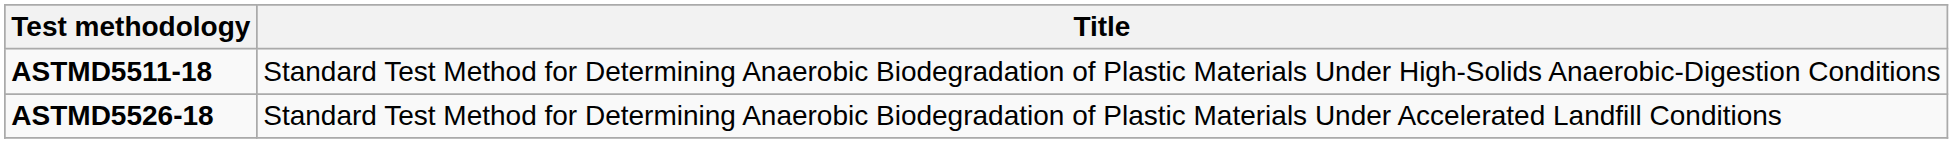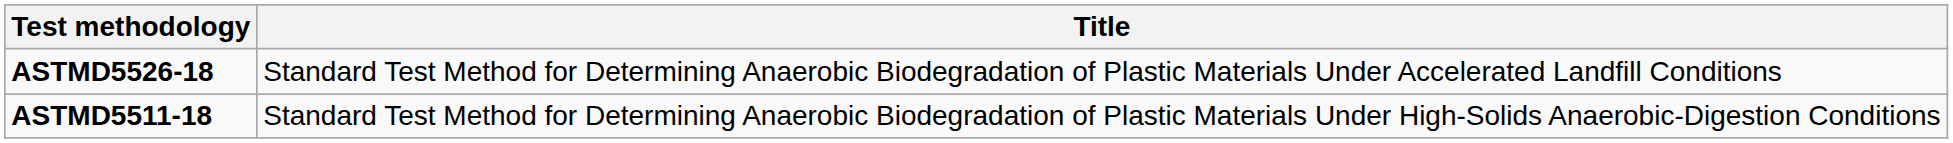rows swapped: (112, 71) <-> (112, 115)
